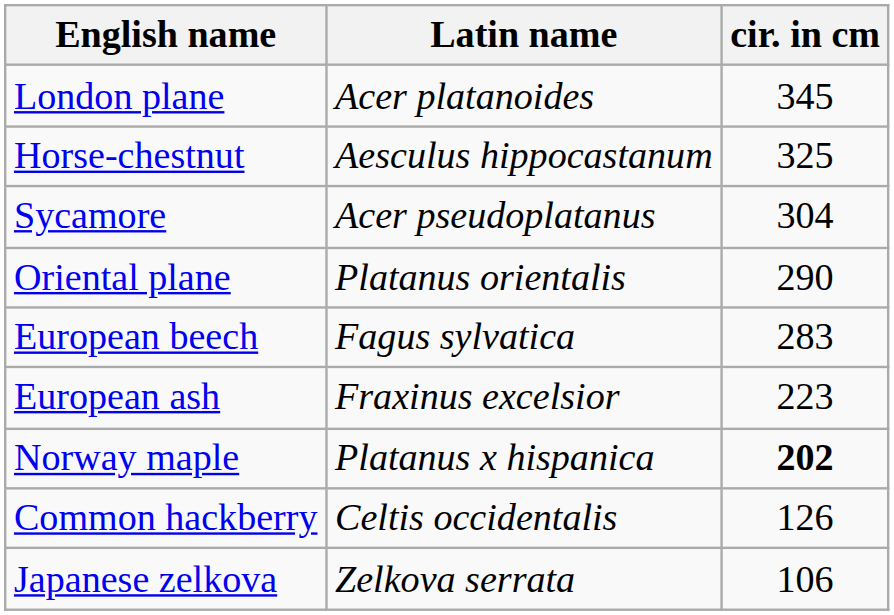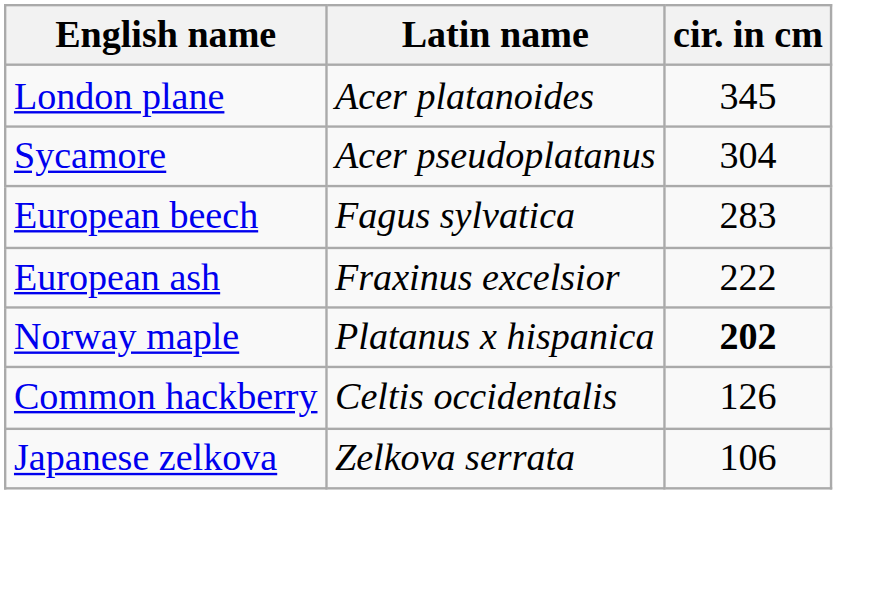- row: (129, 155)
- row: (122, 276)
(805, 397) 223 -> (748, 276) 222
